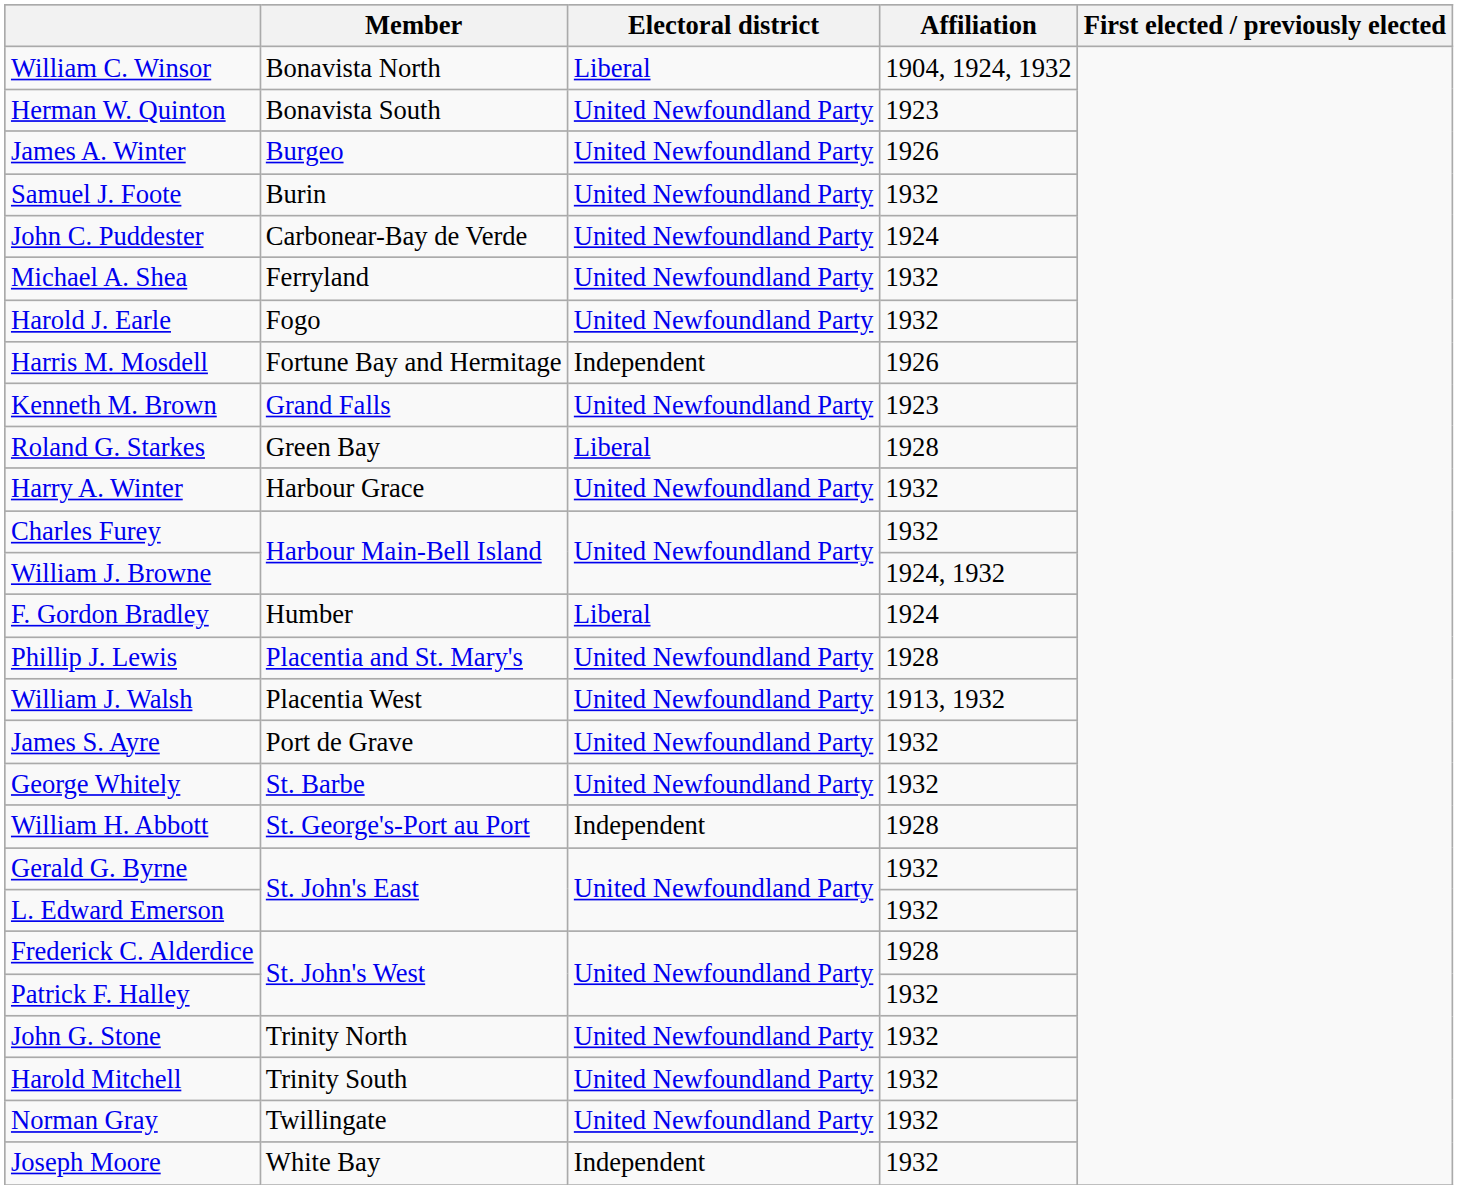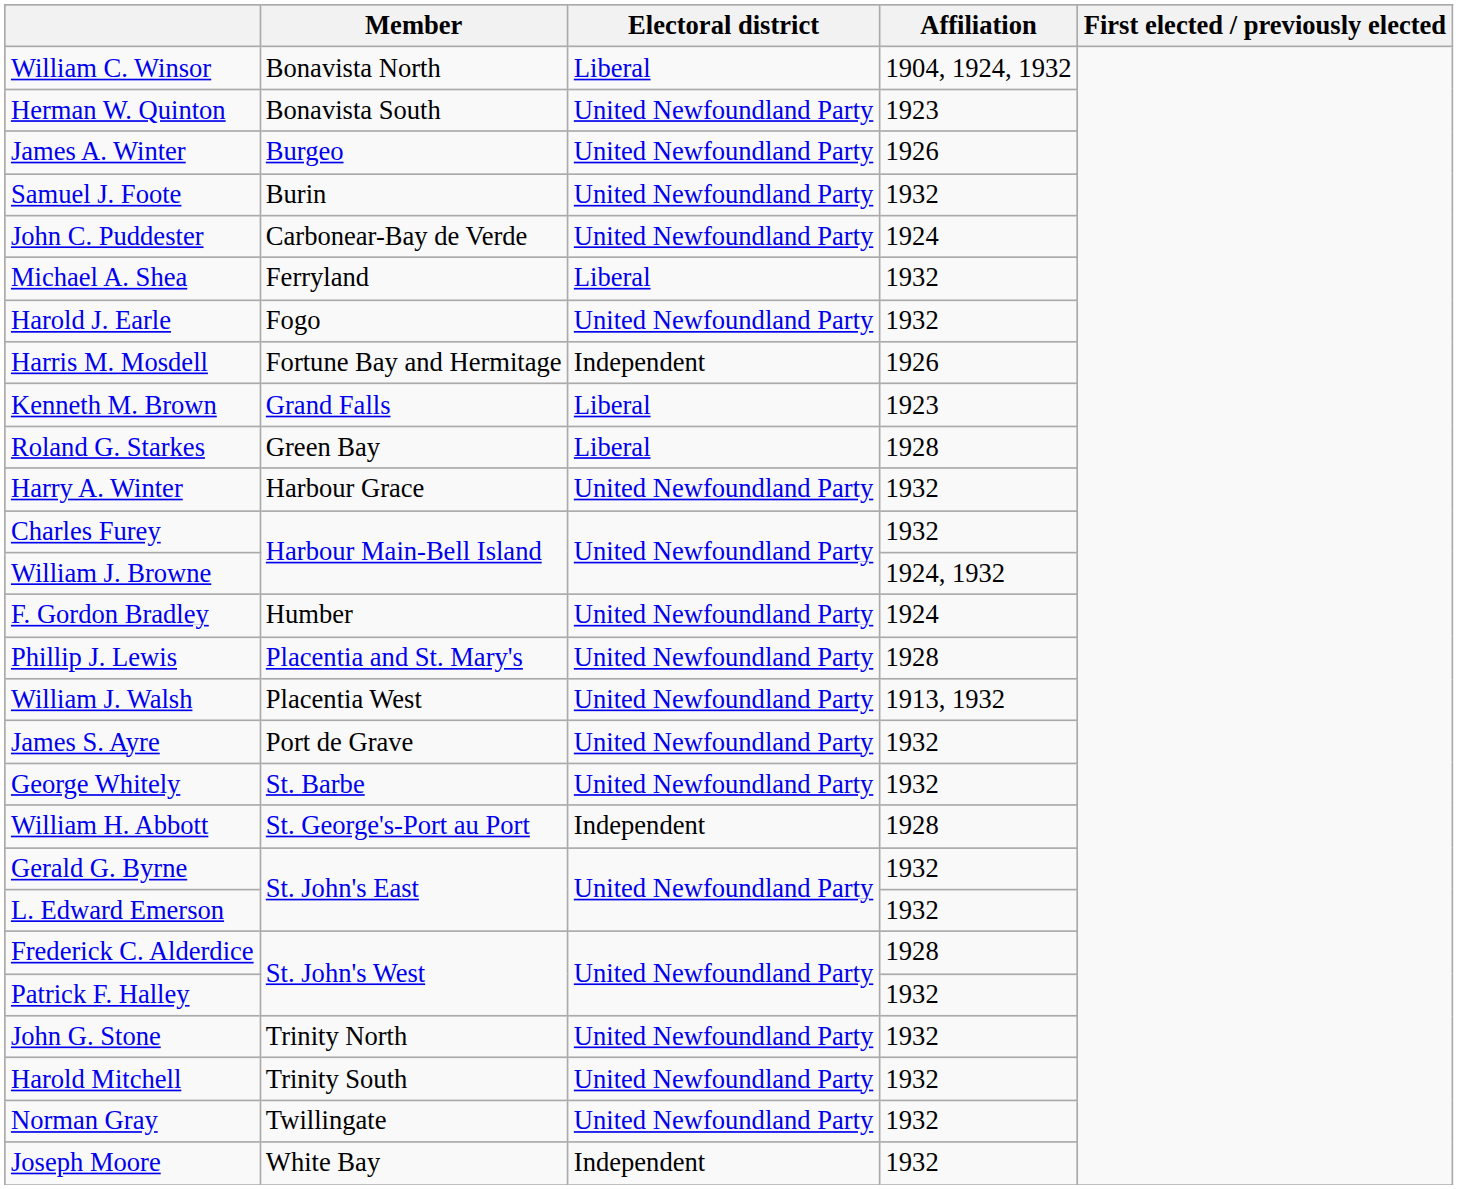(724, 278) United Newfoundland Party -> (612, 278) Liberal
(724, 404) United Newfoundland Party -> (612, 404) Liberal
(612, 615) Liberal -> (724, 615) United Newfoundland Party
